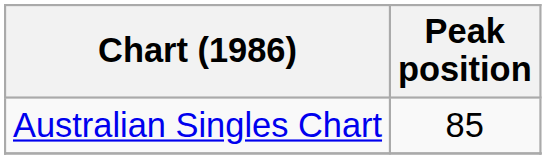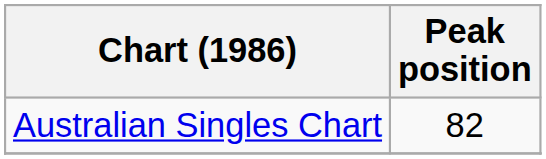(465, 125) 85 -> (465, 125) 82
